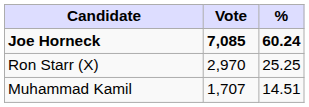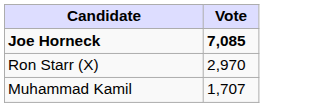- column: (281, 16)
